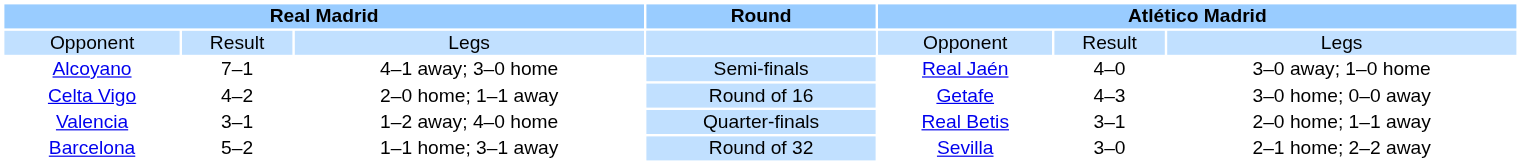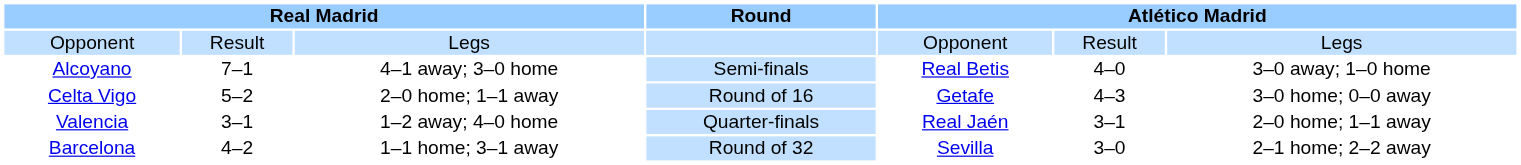(965, 69) Real Jaén -> (965, 69) Real Betis
(237, 95) 4–2 -> (237, 95) 5–2
(965, 121) Real Betis -> (965, 121) Real Jaén
(237, 148) 5–2 -> (237, 148) 4–2
